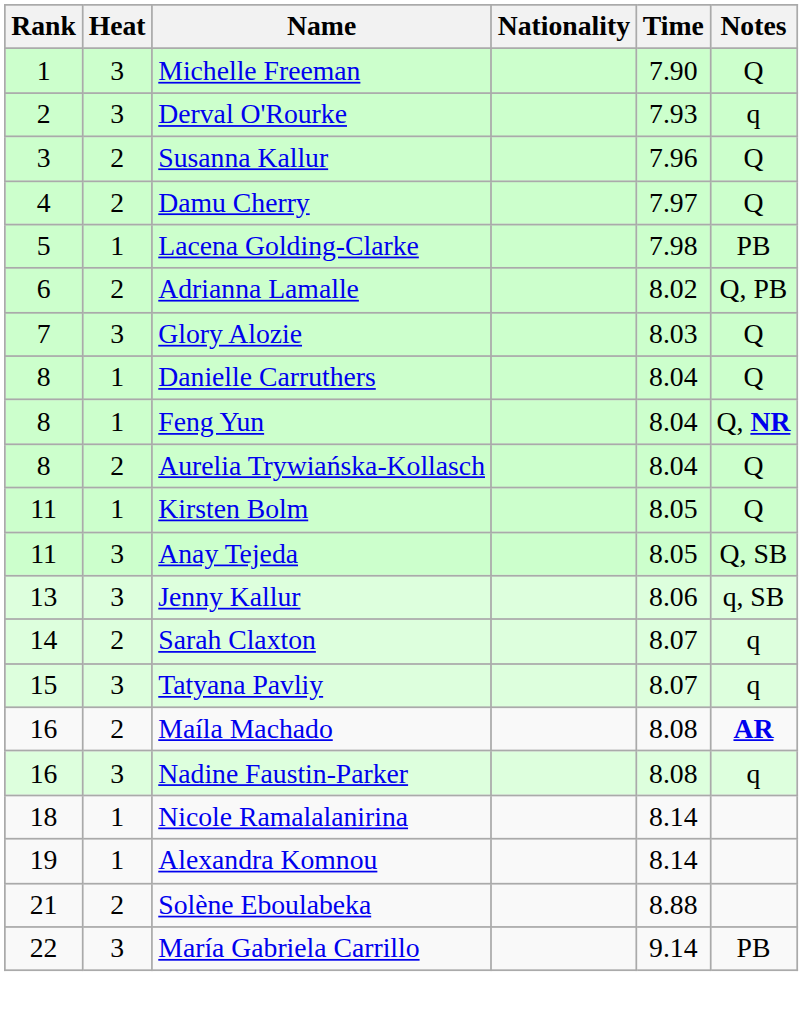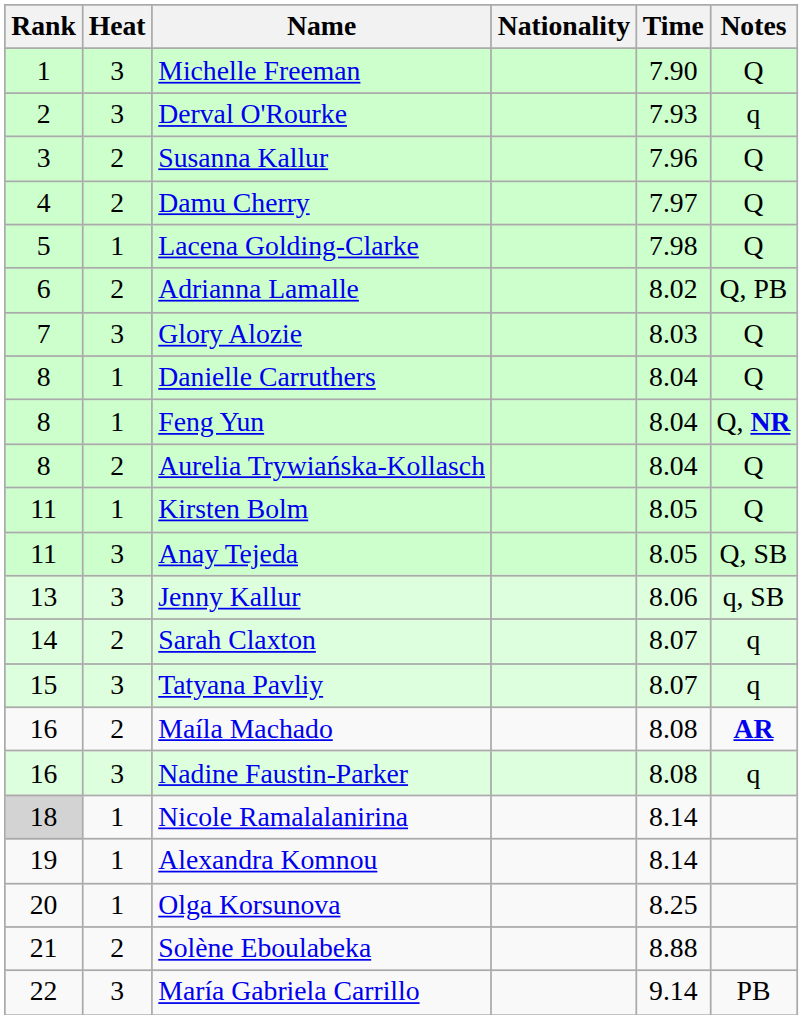(753, 245) PB -> (753, 245) Q
(44, 816) no background -> (44, 816) lightgrey background
+ row: (249, 904)
